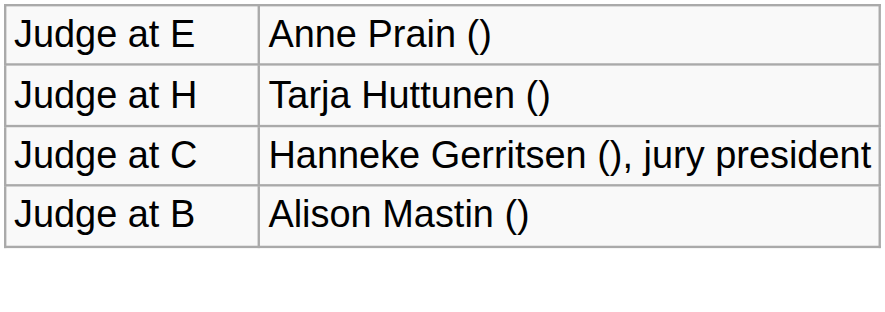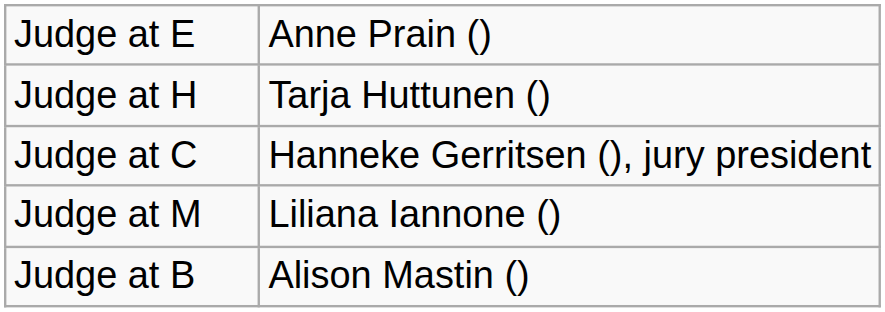+ row: (108, 214)
